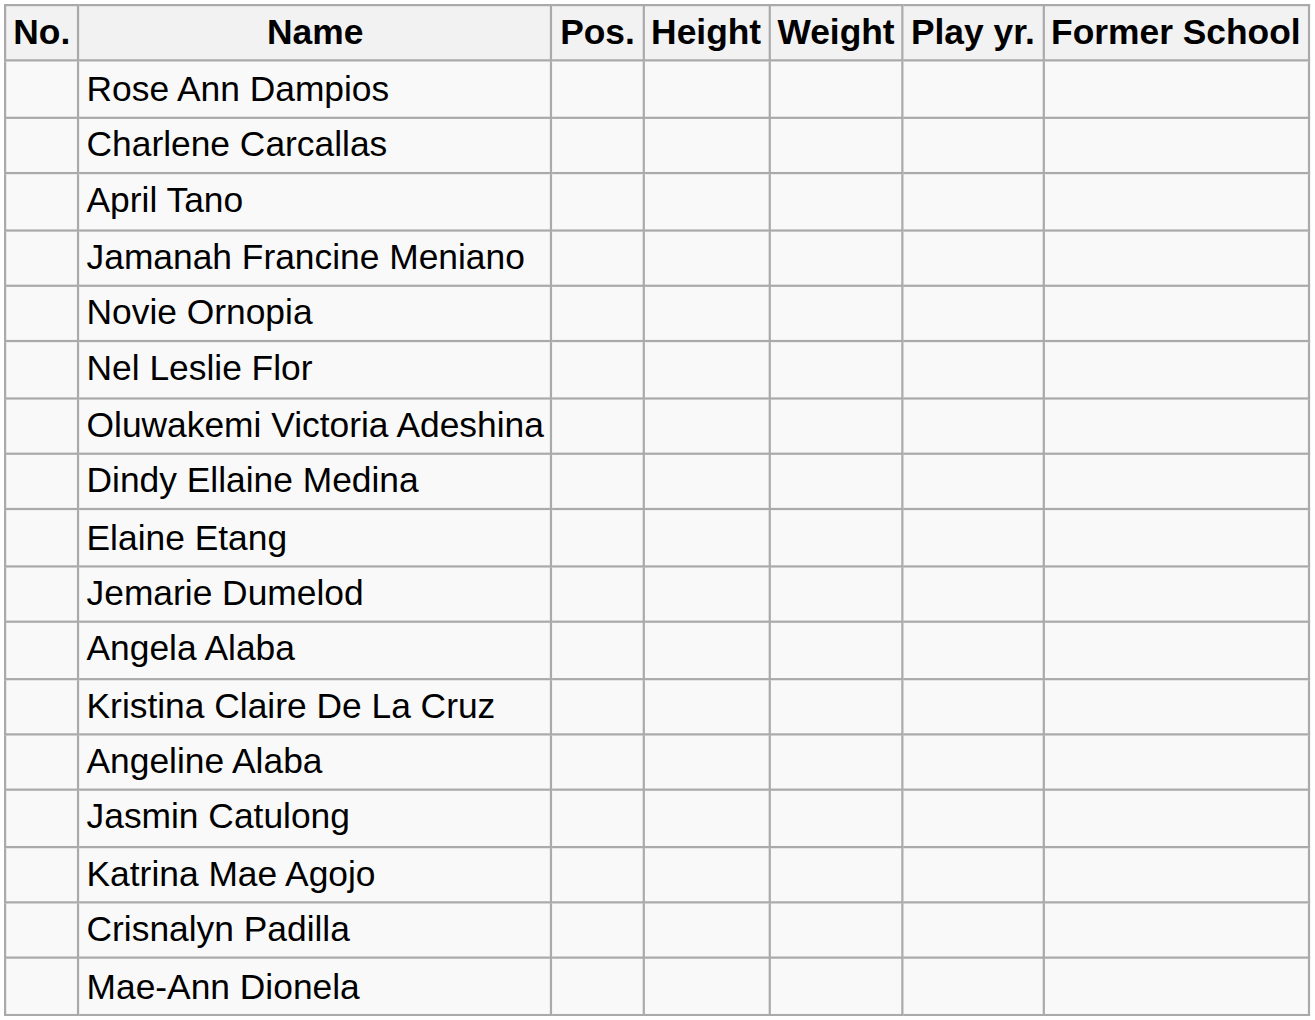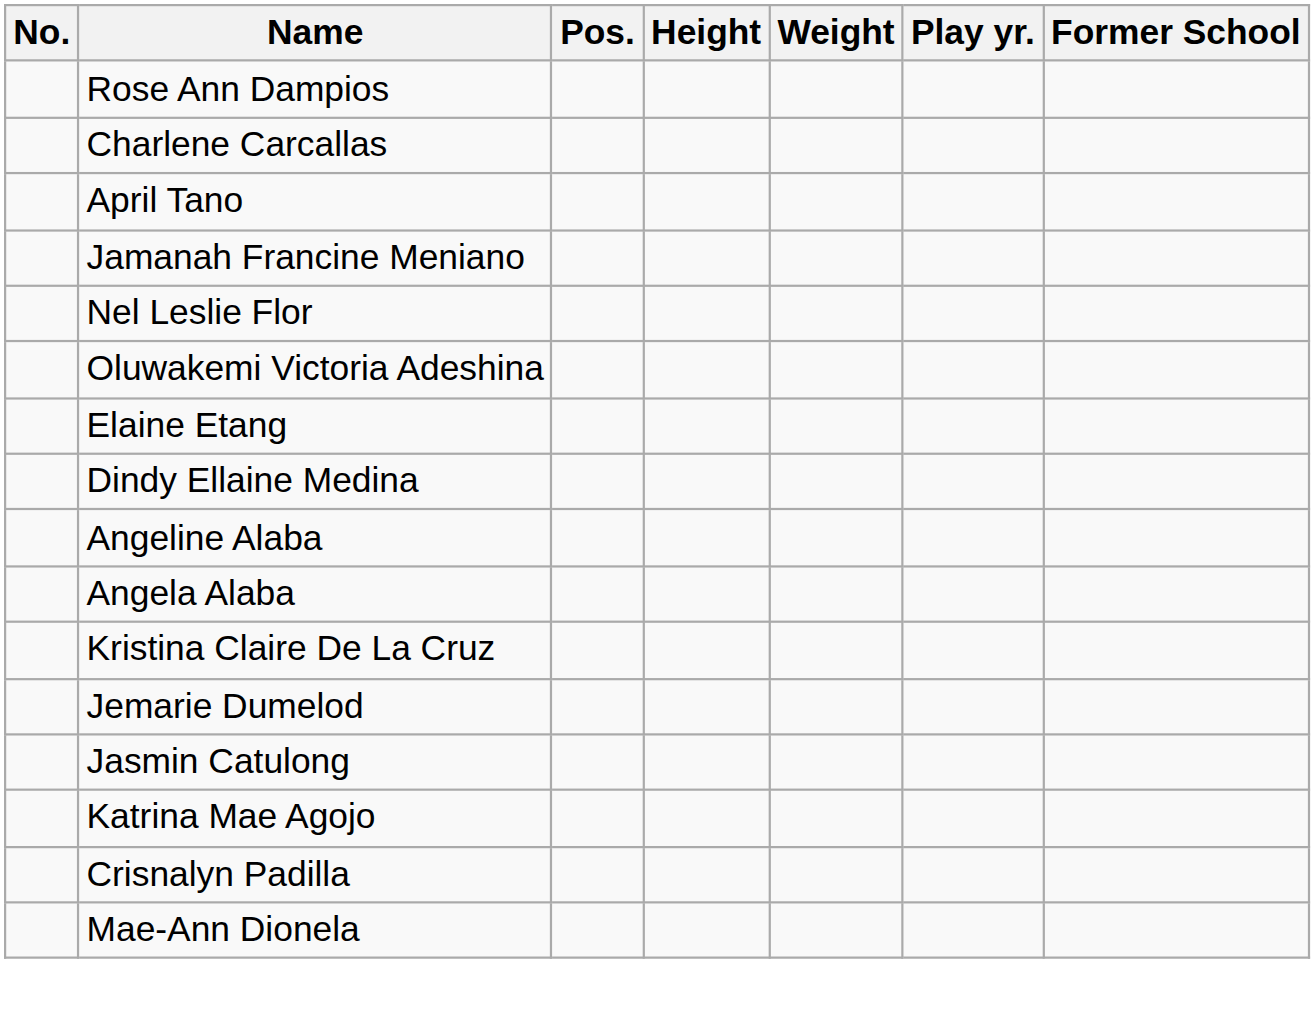- row: (200, 312)
rows swapped: (187, 537) <-> (253, 481)
rows swapped: (205, 761) <-> (225, 593)
